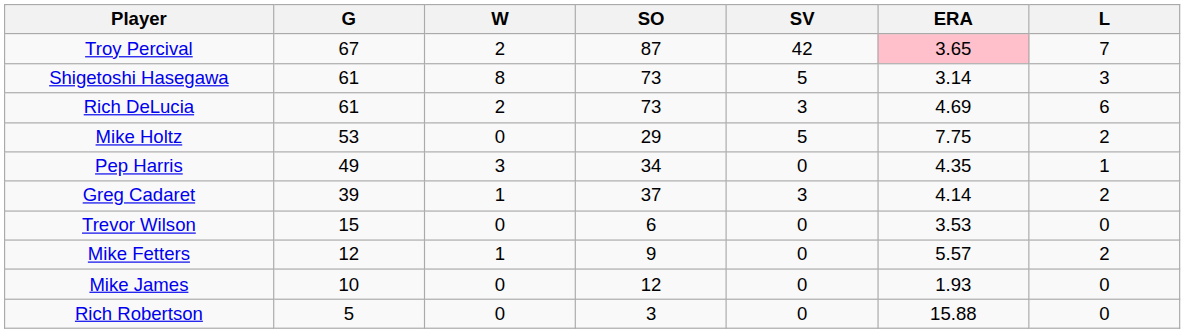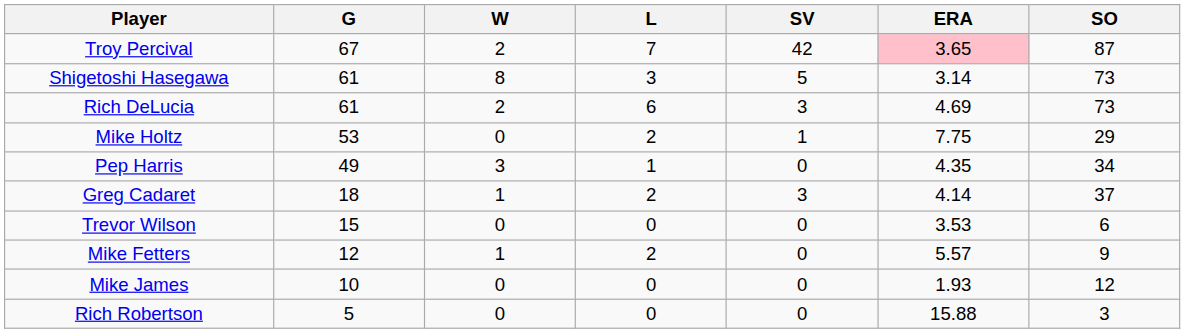columns swapped: (1104, 19) <-> (651, 19)
(802, 136) 5 -> (802, 136) 1
(349, 195) 39 -> (349, 195) 18
